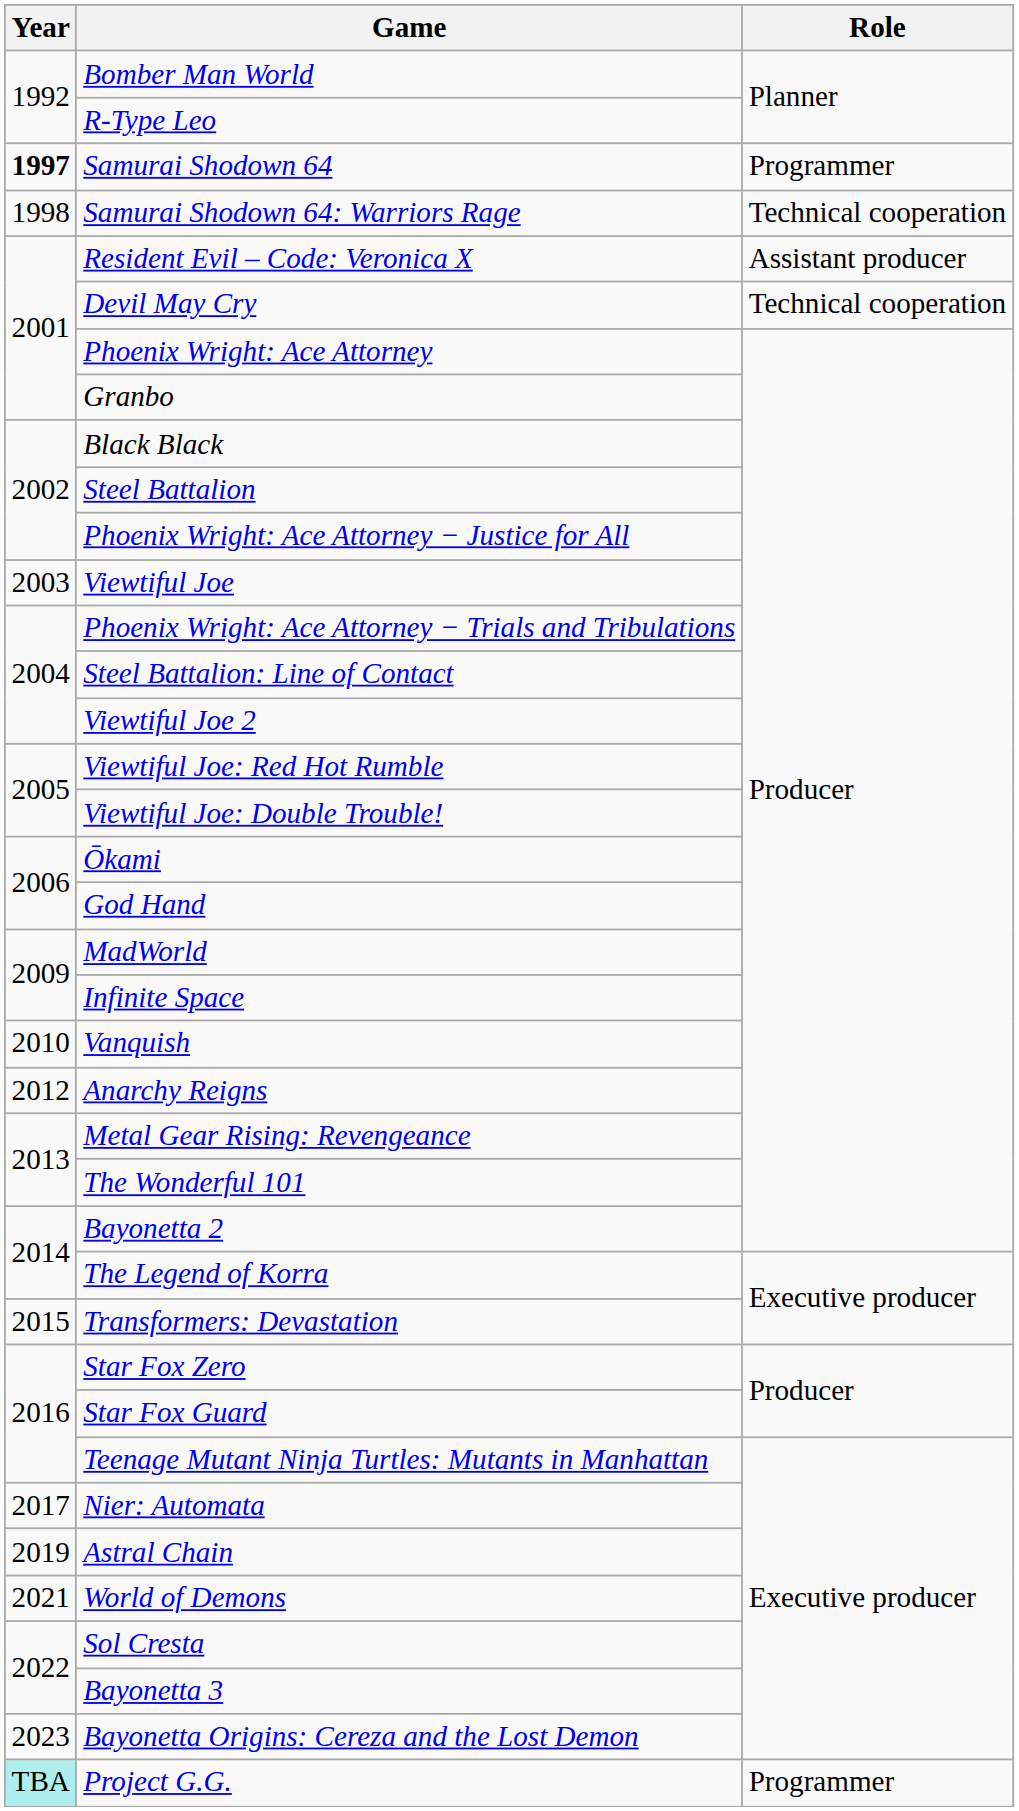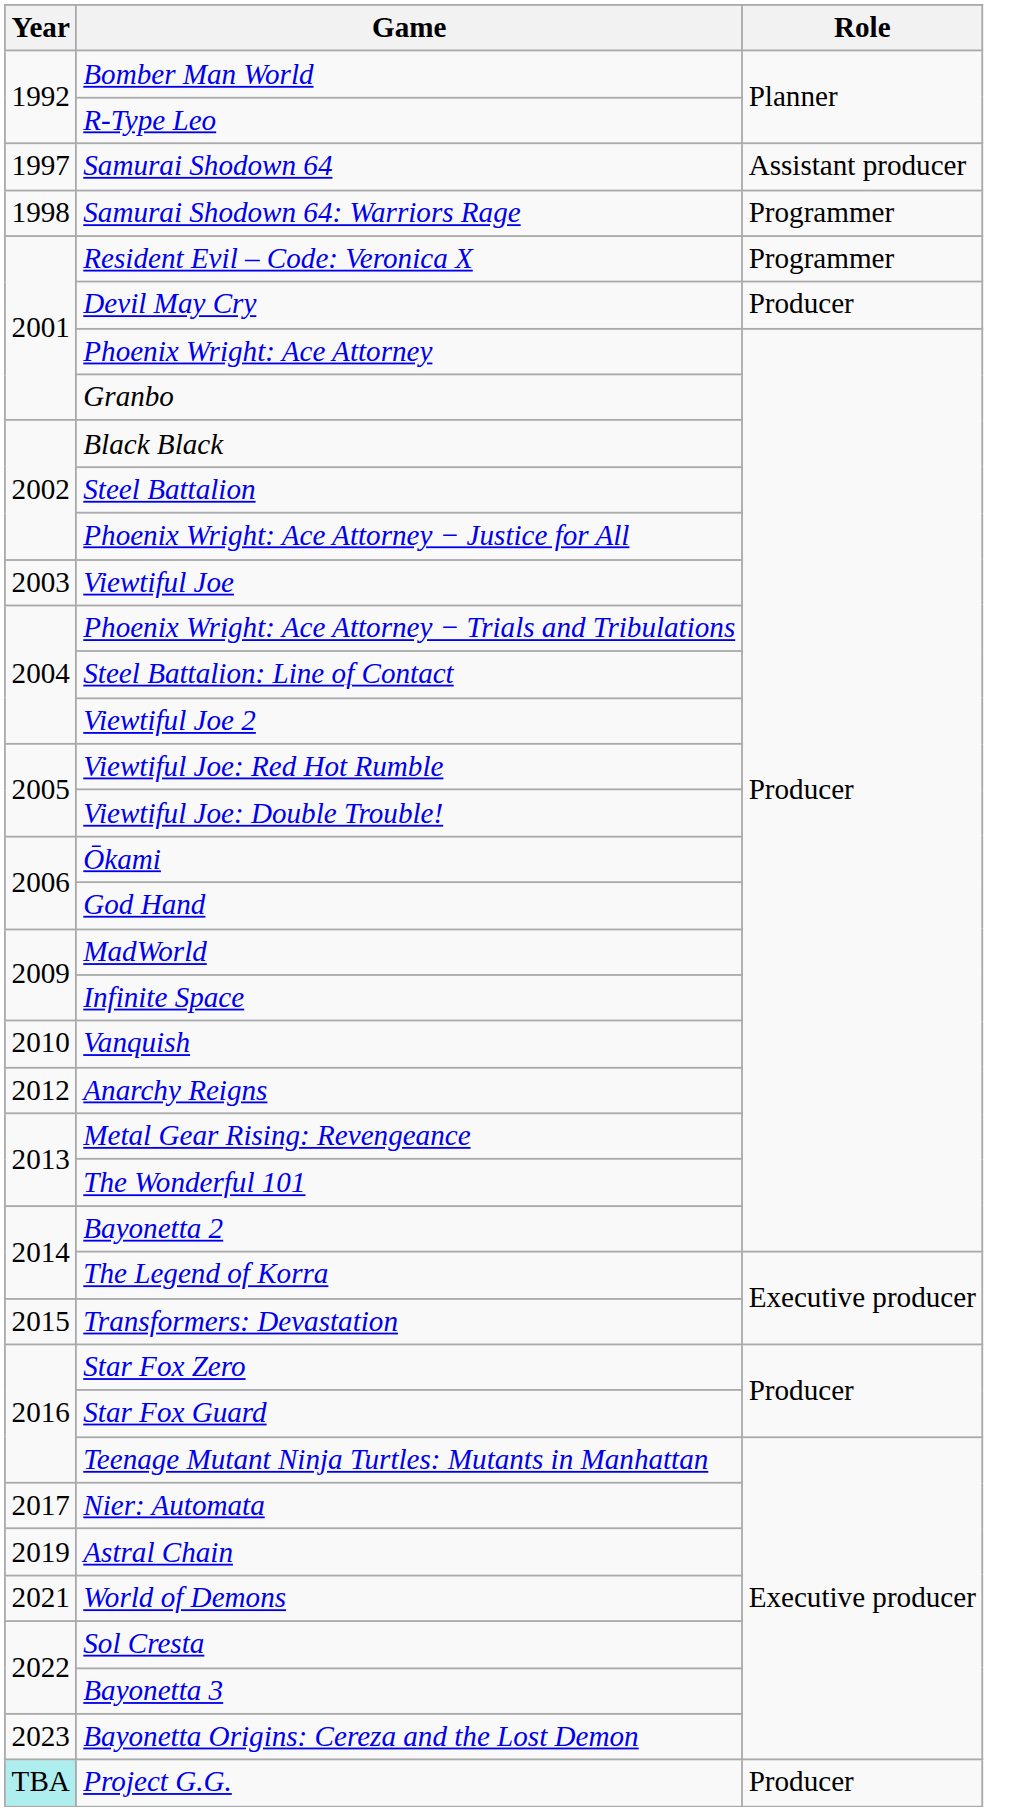(41, 166) bold -> (41, 166) normal
(821, 166) Programmer -> (857, 166) Assistant producer
(877, 212) Technical cooperation -> (821, 212) Programmer
(857, 258) Assistant producer -> (821, 258) Programmer
(877, 304) Technical cooperation -> (801, 304) Producer
(821, 1782) Programmer -> (801, 1782) Producer
